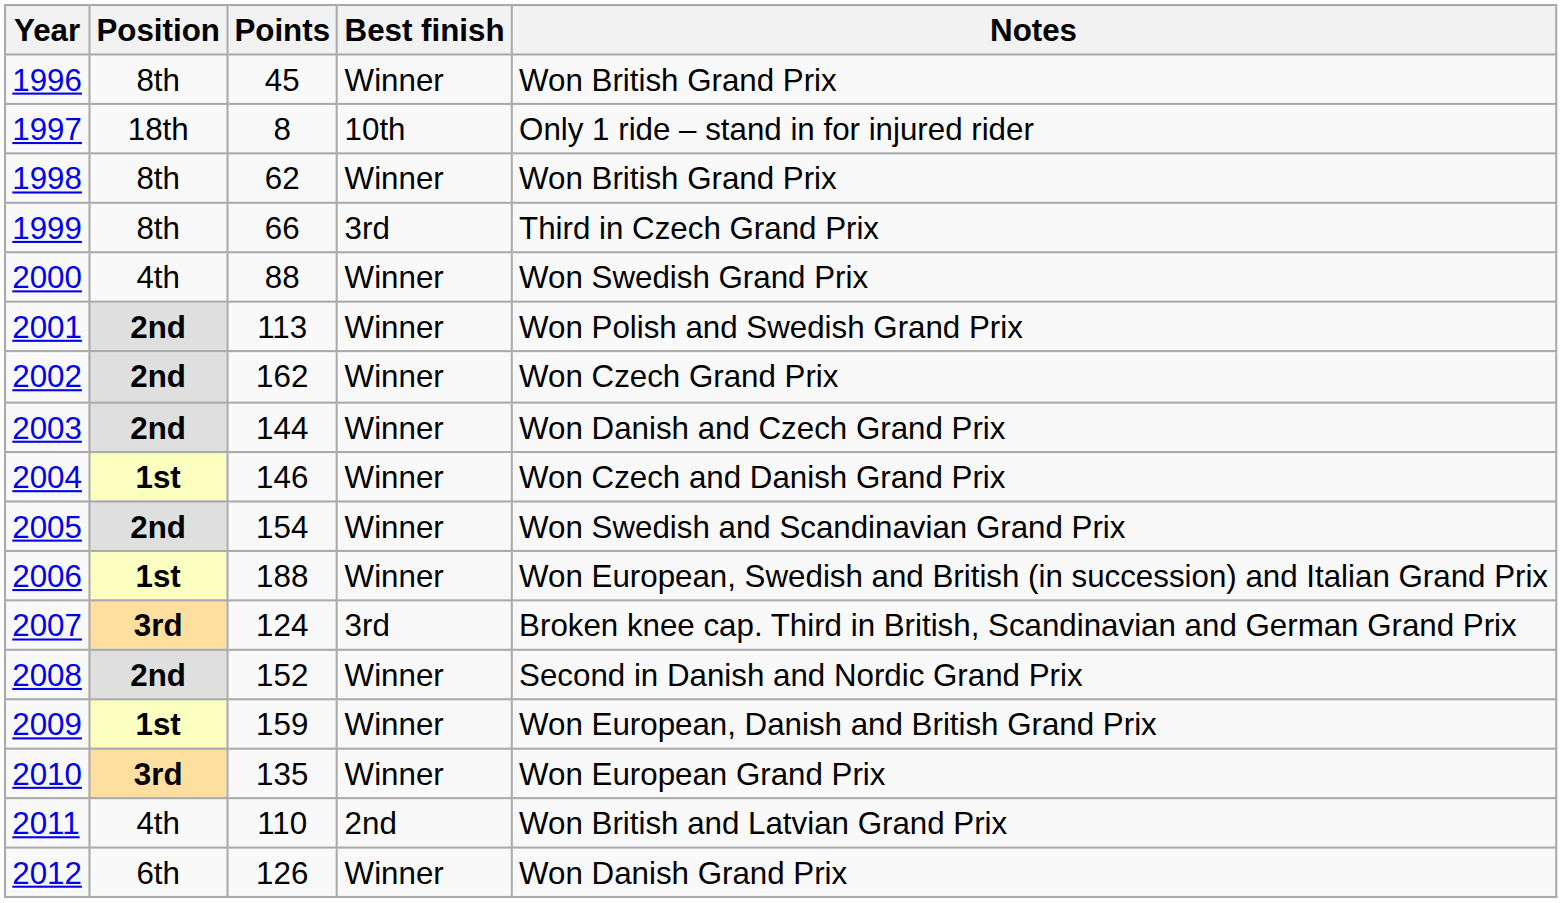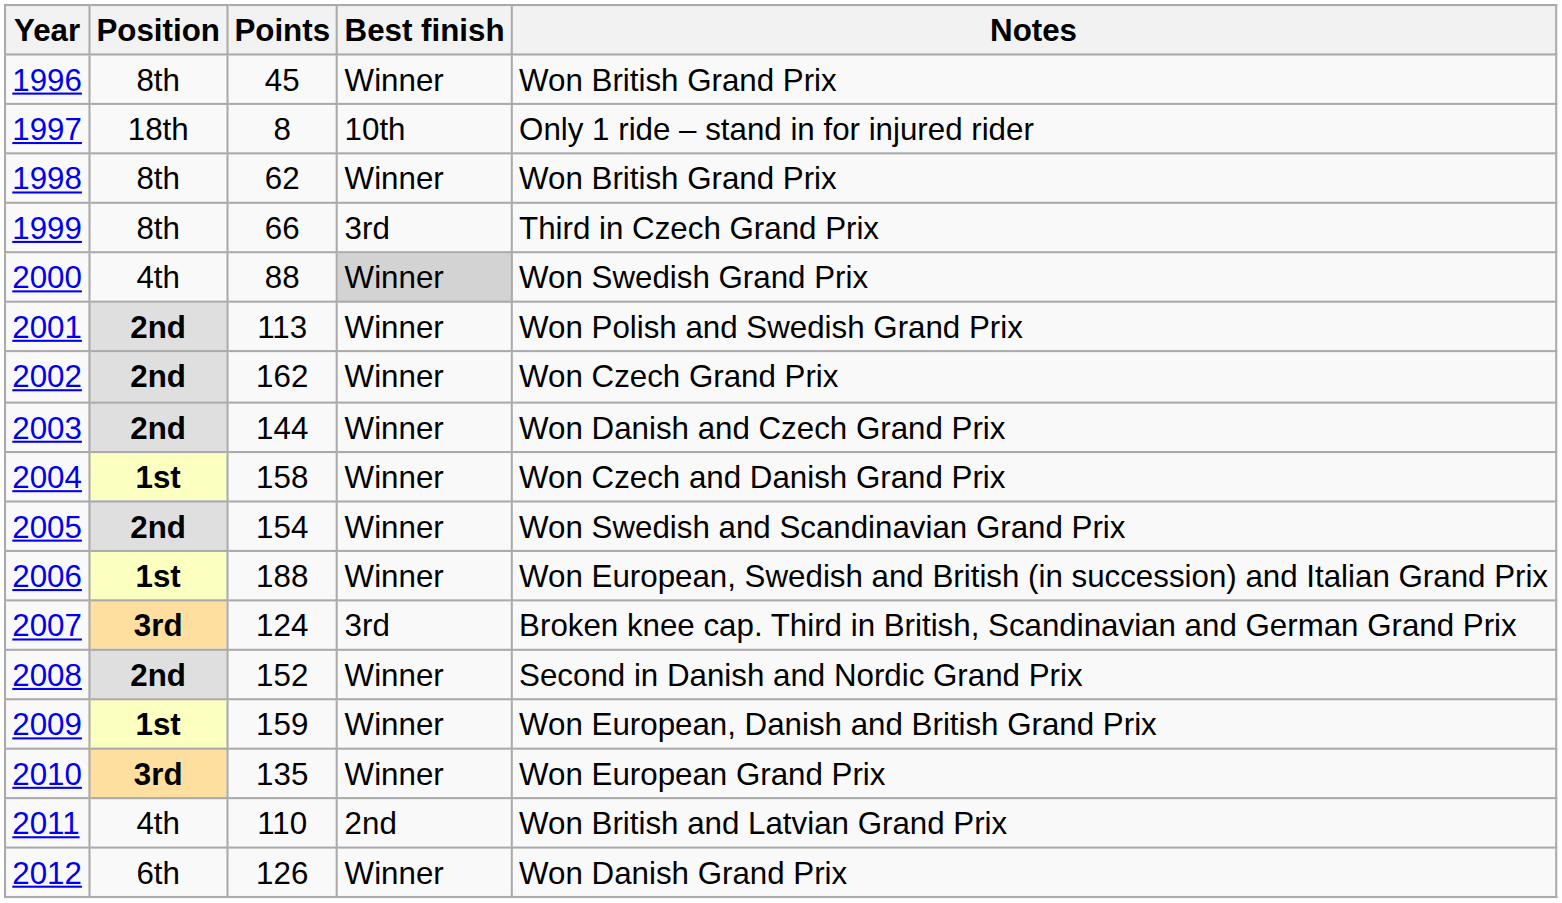(394, 278) no background -> (394, 278) lightgrey background
(282, 476) 146 -> (282, 476) 158
